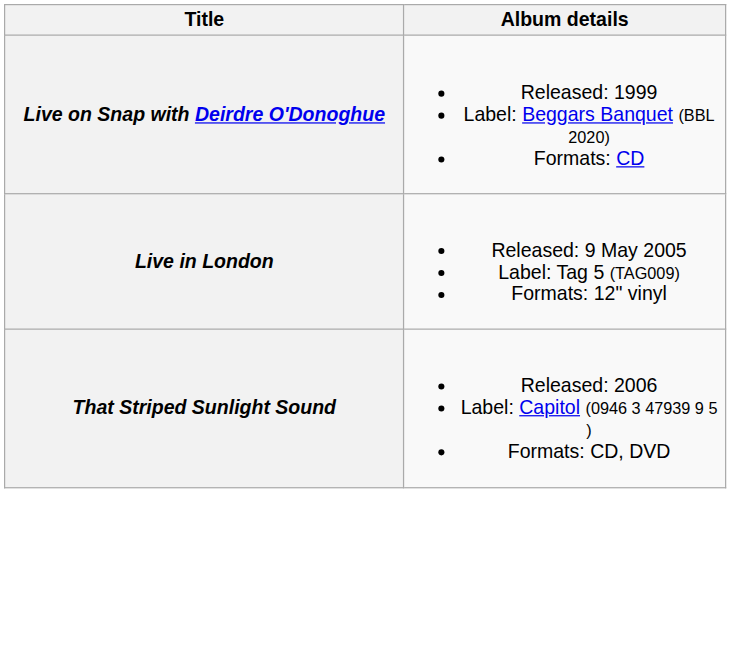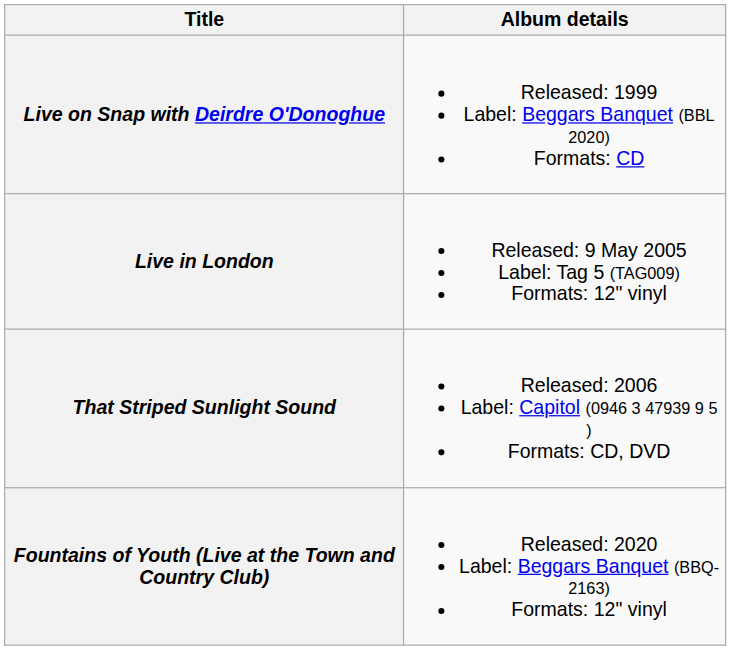+ row: (204, 565)
